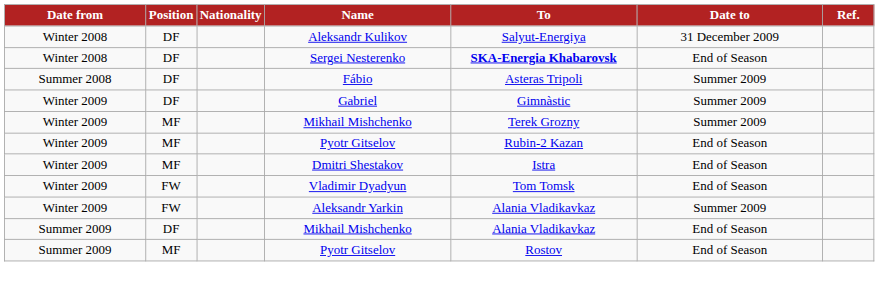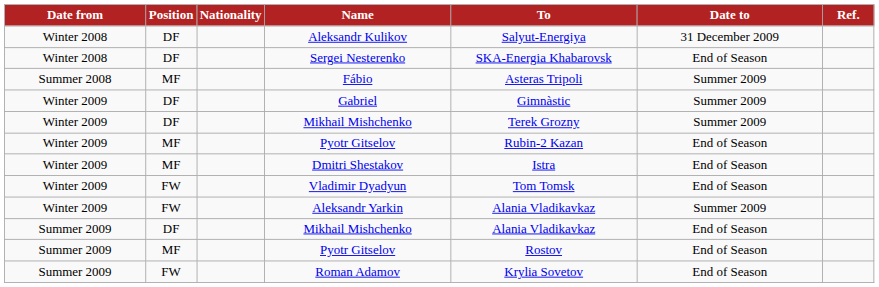(544, 58) bold -> (544, 58) normal
(171, 79) DF -> (171, 79) MF
(171, 122) MF -> (171, 122) DF
+ row: (75, 272)
